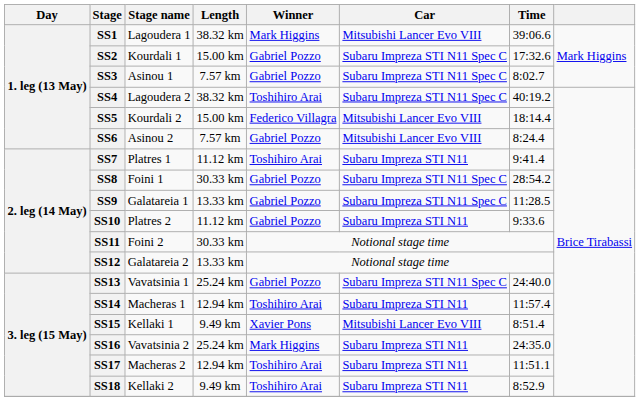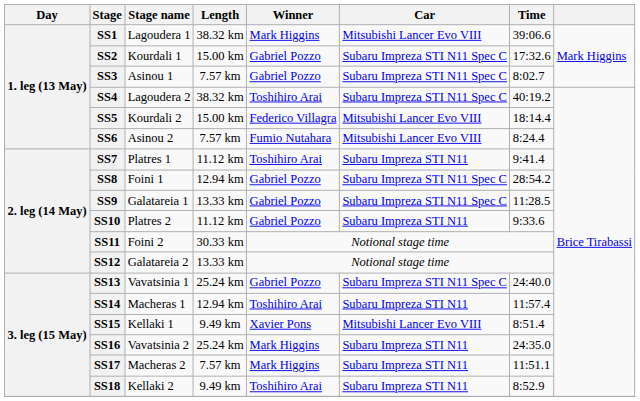(285, 138) Gabriel Pozzo -> (290, 138) Fumio Nutahara
(220, 179) 30.33 km -> (220, 179) 12.94 km
(220, 365) 12.94 km -> (220, 365) 7.57 km
(286, 365) Toshihiro Arai -> (285, 365) Mark Higgins
